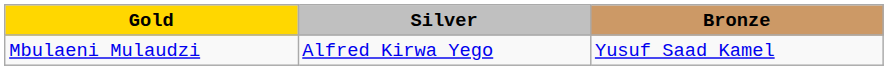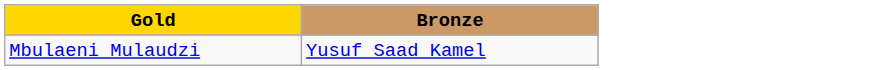- column: (444, 20)
